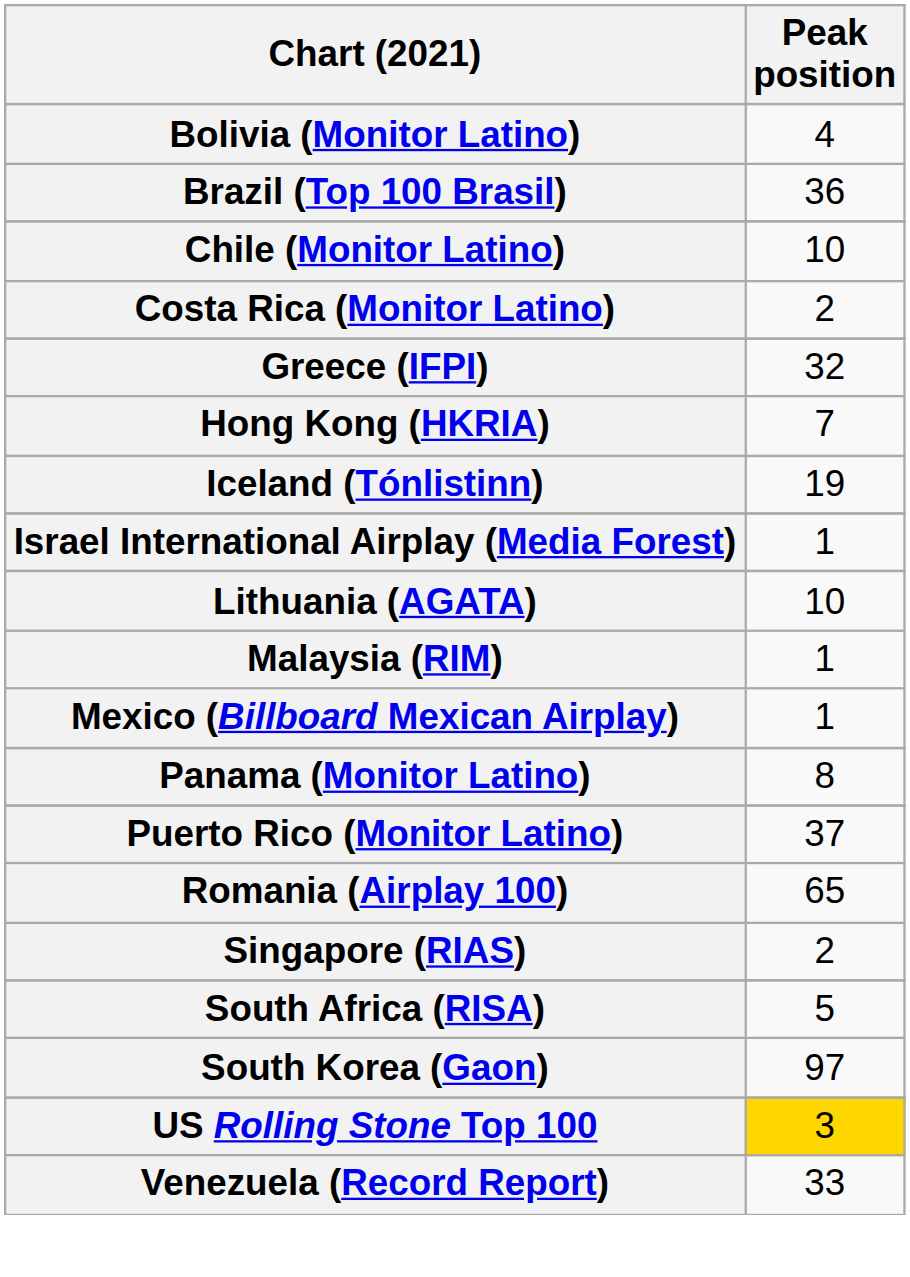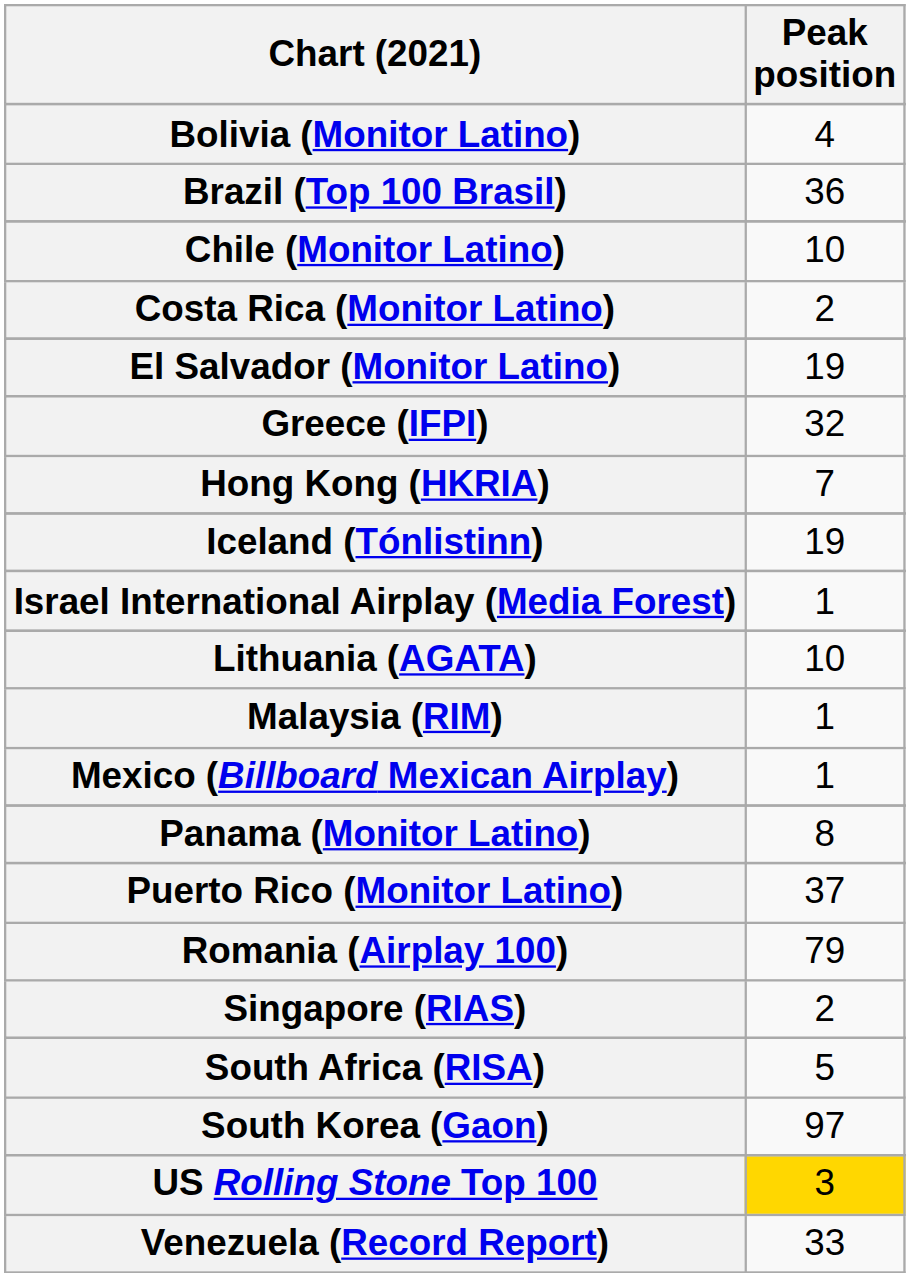+ row: (375, 366)
(825, 892) 65 -> (825, 950) 79
